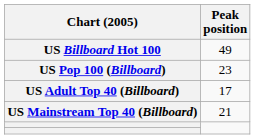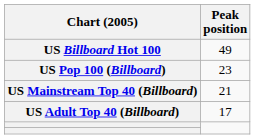rows swapped: (102, 91) <-> (102, 111)
